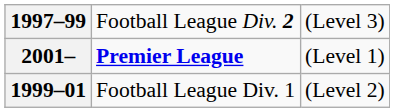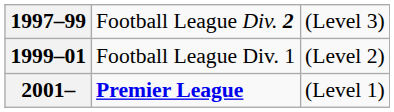rows swapped: (48, 90) <-> (48, 55)
